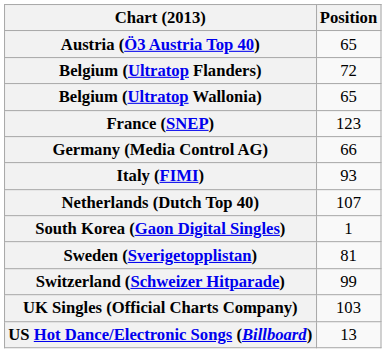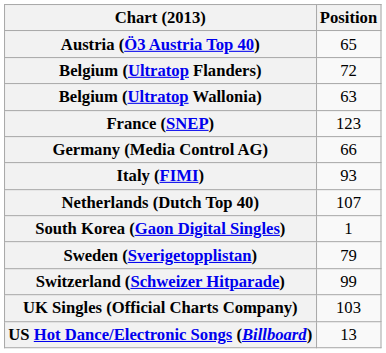(349, 96) 65 -> (349, 96) 63
(349, 255) 81 -> (349, 255) 79
